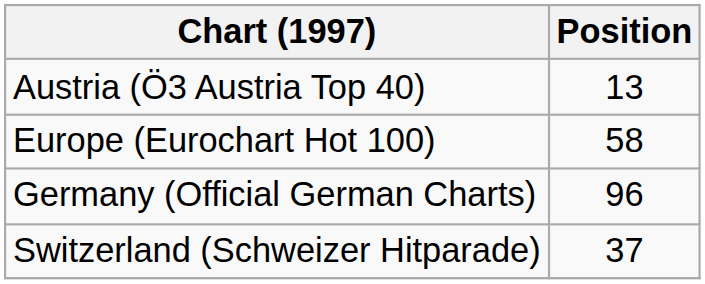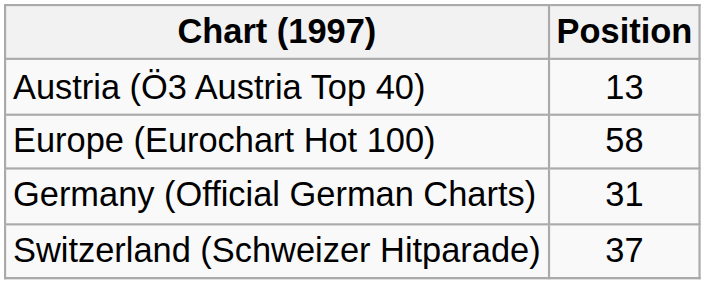(624, 195) 96 -> (624, 195) 31
